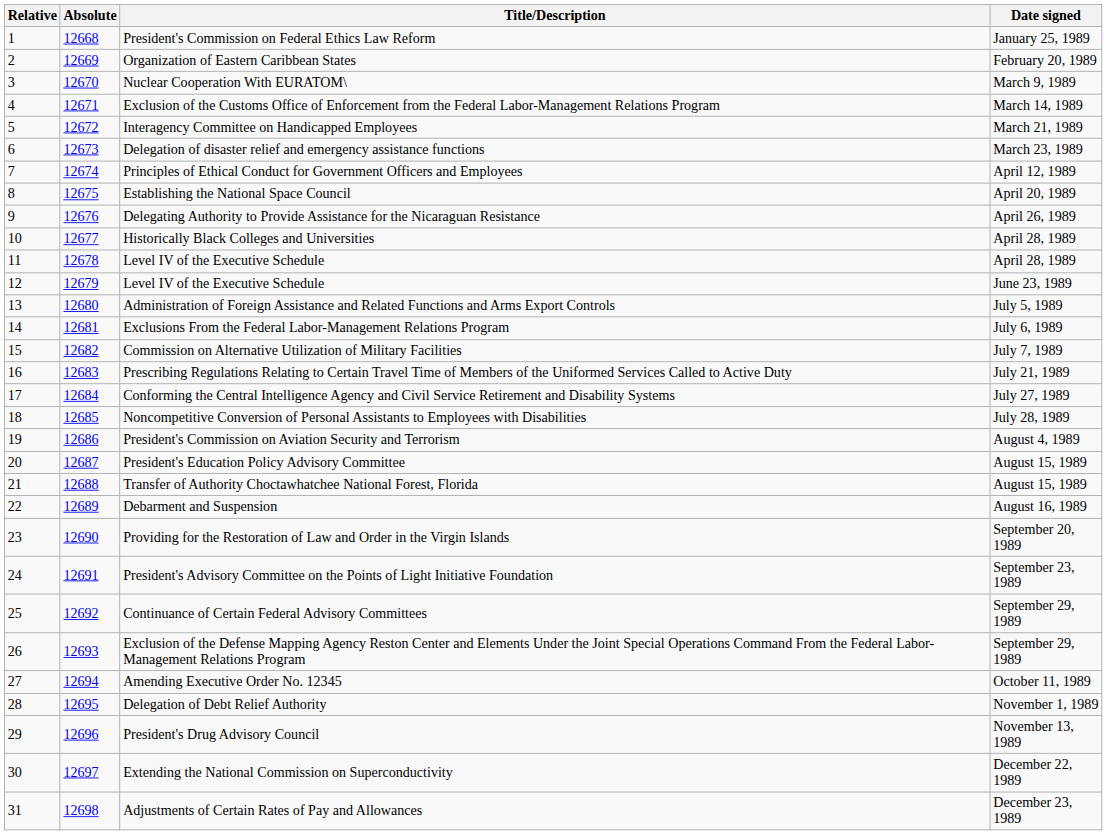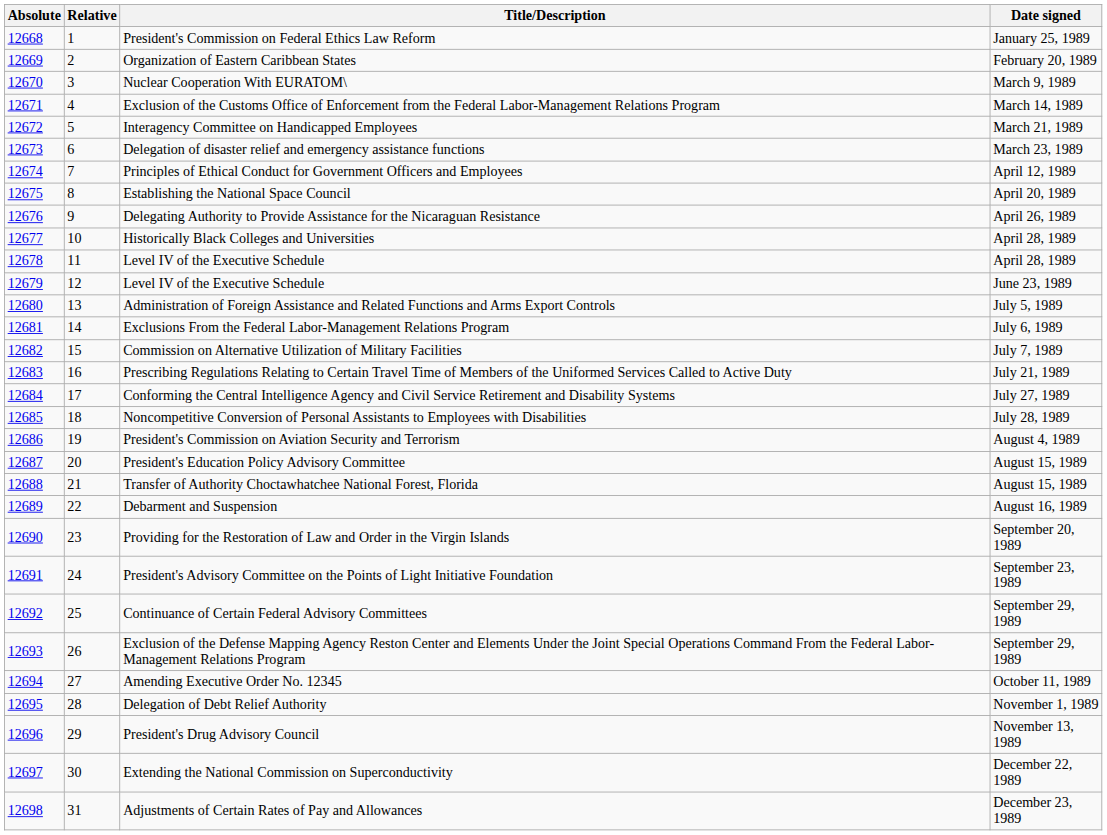columns swapped: (32, 15) <-> (90, 15)
